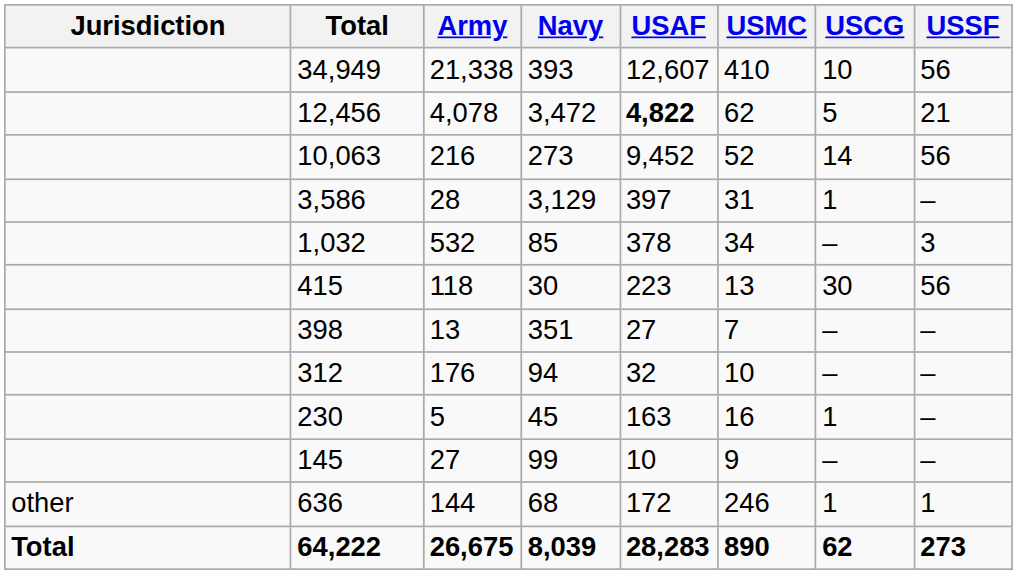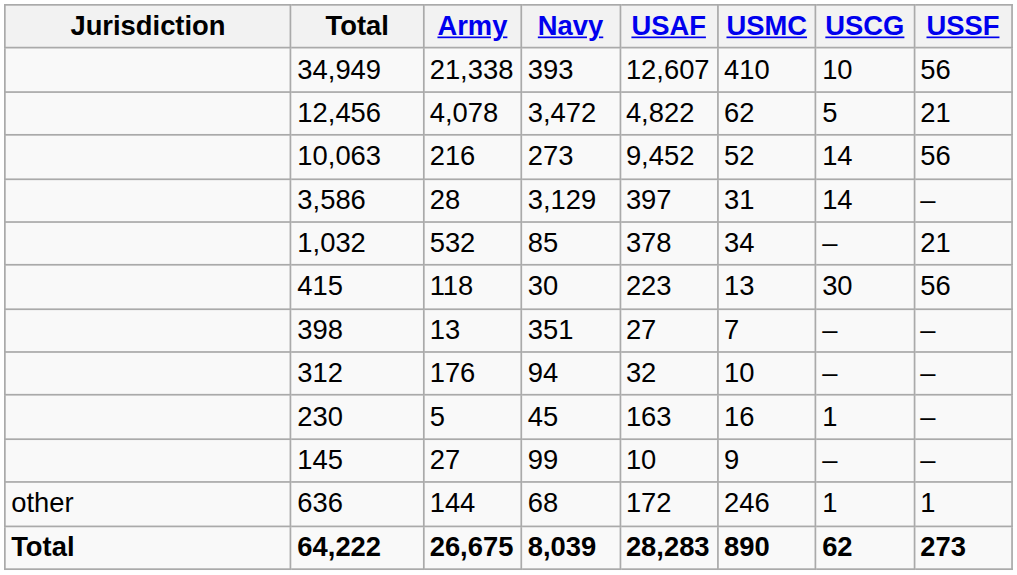(660, 112) bold -> (660, 112) normal
(830, 199) 1 -> (837, 199) 14
(928, 243) 3 -> (935, 243) 21
